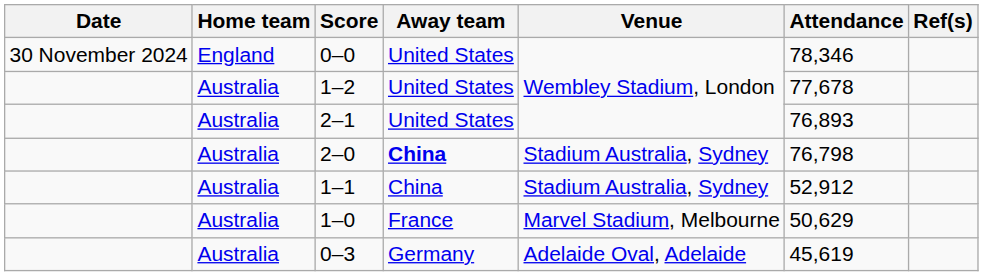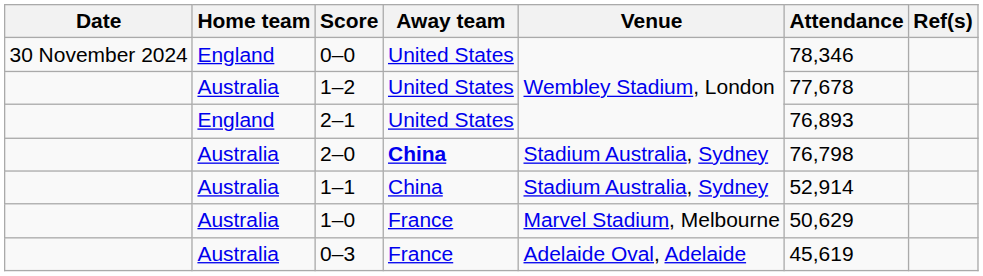(238, 120) Australia -> (236, 120) England
(822, 187) 52,912 -> (822, 187) 52,914
(431, 253) Germany -> (421, 253) France
